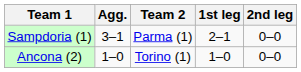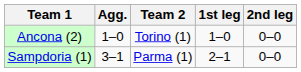rows swapped: (50, 57) <-> (50, 36)
